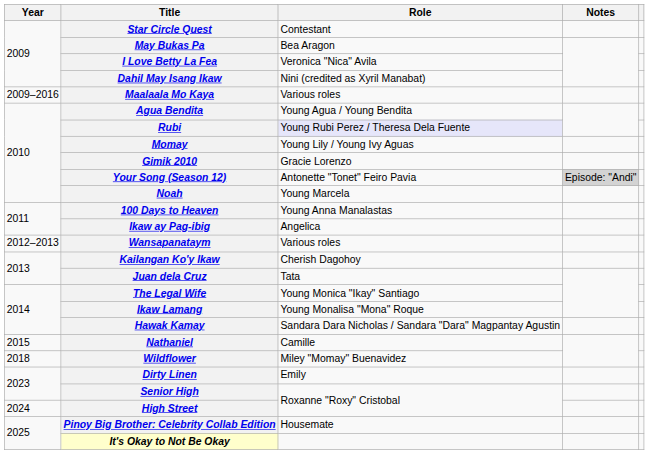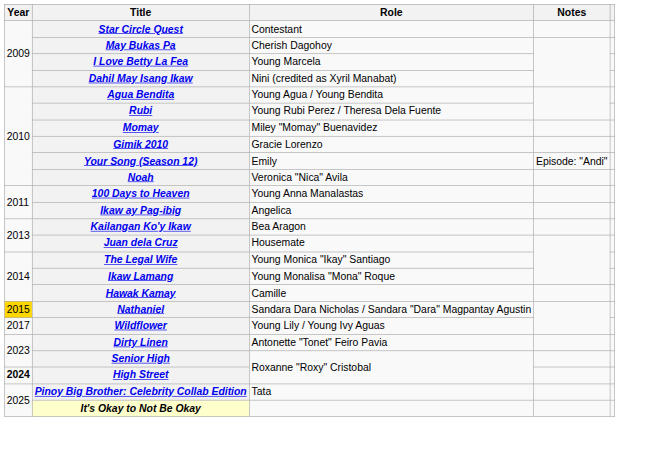(308, 45) Bea Aragon -> (292, 45) Cherish Dagohoy
(329, 62) Veronica "Nica" Avila -> (286, 62) Young Marcela
- row: (170, 95)
(375, 128) lavender background -> (346, 111) no background
(347, 144) Young Lily / Young Ivy Aguas -> (314, 128) Miley "Momay" Buenavidez
(348, 177) Antonette "Tonet" Feiro Pavia -> (264, 161) Emily
(601, 177) lightgrey background -> (572, 161) no background
(315, 194) Young Marcela -> (300, 177) Veronica "Nica" Avila
- row: (170, 243)
(321, 260) Cherish Dagohoy -> (279, 227) Bea Aragon
(290, 276) Tata -> (278, 243) Housemate
(420, 326) Sandara Dara Nicholas / Sandara "Dara" Magpantay Agustin -> (269, 293) Camille
(18, 342) no background -> (18, 309) gold background
(298, 342) Camille -> (391, 309) Sandara Dara Nicholas / Sandara "Dara" Magpantay Agustin
(18, 359) 2018 -> (18, 326) 2017
(343, 359) Miley "Momay" Buenavidez -> (318, 326) Young Lily / Young Ivy Aguas
(293, 375) Emily -> (319, 342) Antonette "Tonet" Feiro Pavia
(18, 408) normal -> (18, 375) bold
(307, 425) Housemate -> (261, 392) Tata
